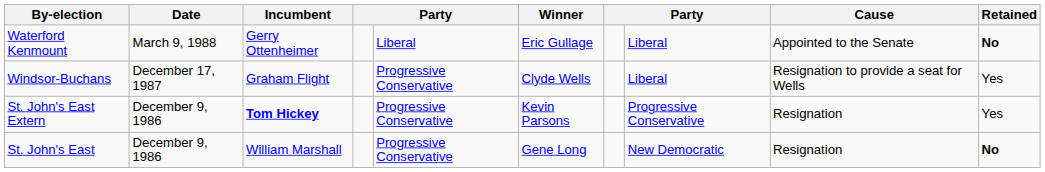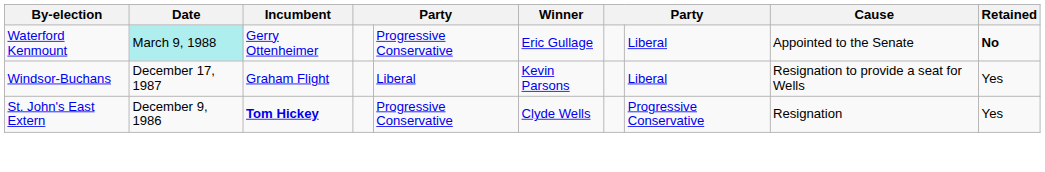(174, 43) no background -> (174, 43) paleturquoise background
(396, 43) Liberal -> (415, 43) Progressive Conservative
(415, 78) Progressive Conservative -> (396, 78) Liberal
(556, 78) Clyde Wells -> (546, 78) Kevin Parsons
(546, 114) Kevin Parsons -> (556, 114) Clyde Wells
- row: (51, 149)
